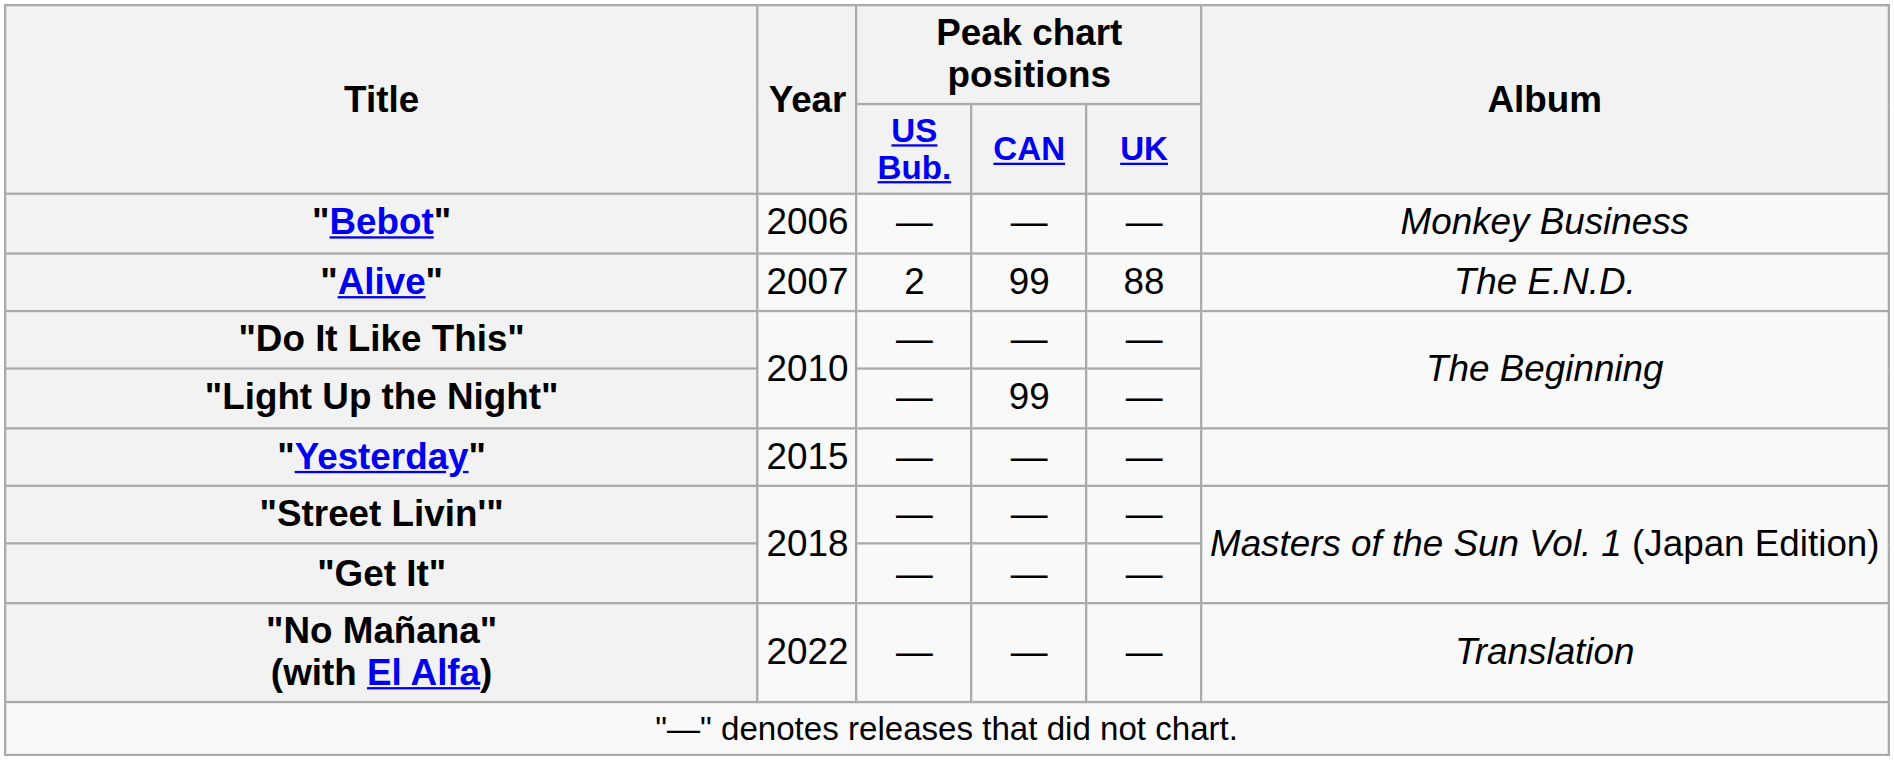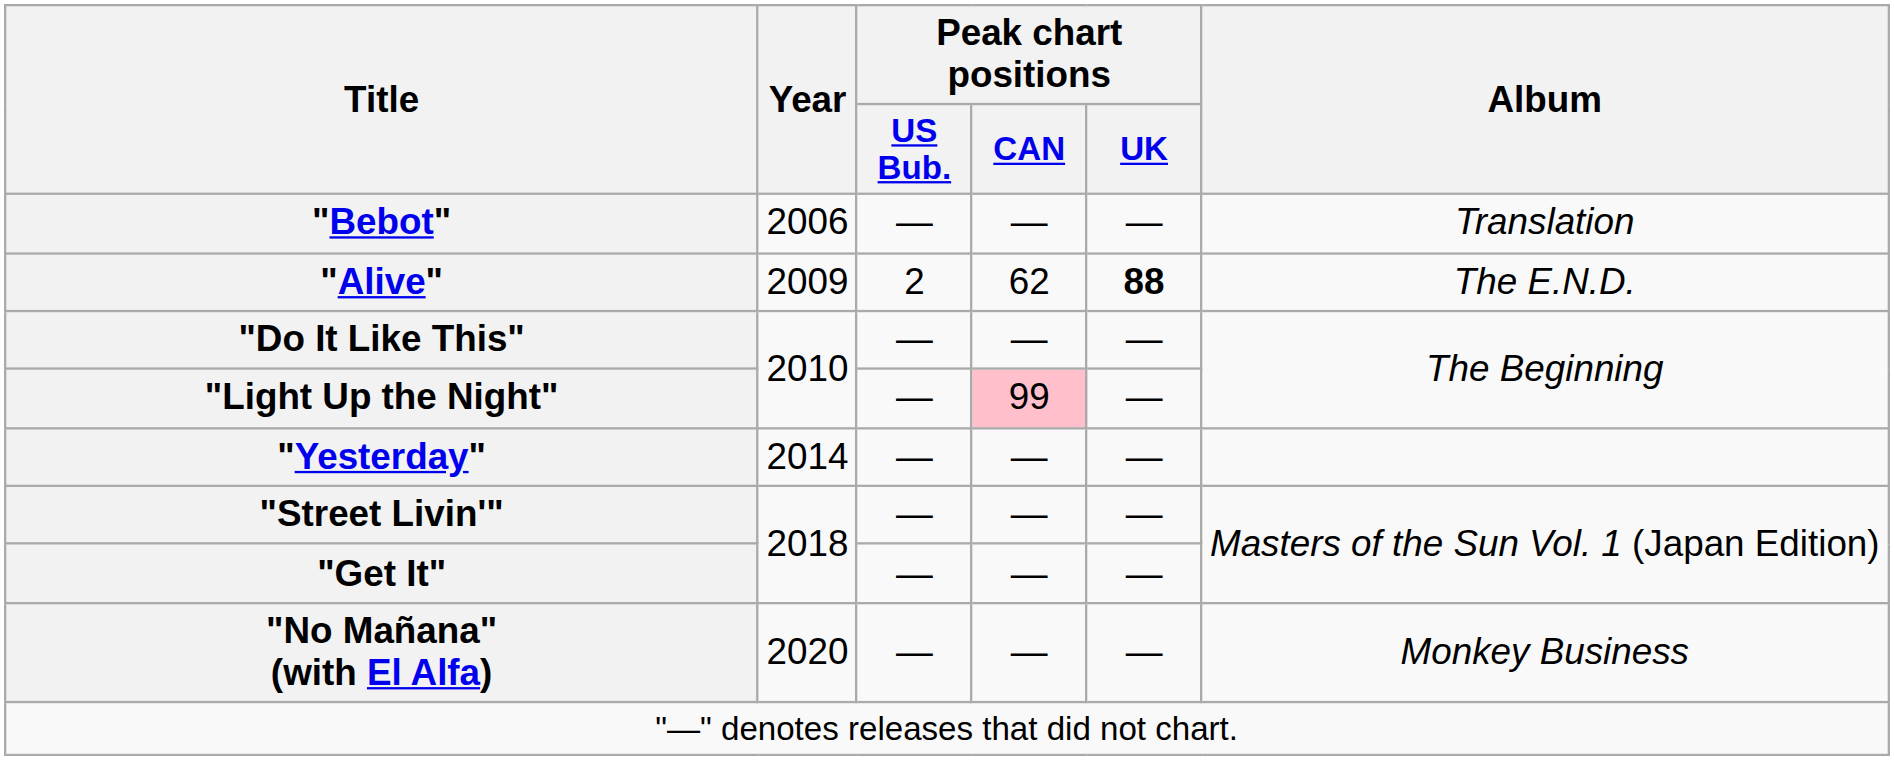(1545, 222) Monkey Business -> (1545, 222) Translation
(808, 280) 2007 -> (808, 280) 2009
(1029, 280) 99 -> (1029, 280) 62
(1144, 280) normal -> (1144, 280) bold
(1029, 397) no background -> (1029, 397) pink background
(808, 456) 2015 -> (808, 456) 2014
(808, 651) 2022 -> (808, 651) 2020
(1545, 651) Translation -> (1545, 651) Monkey Business
